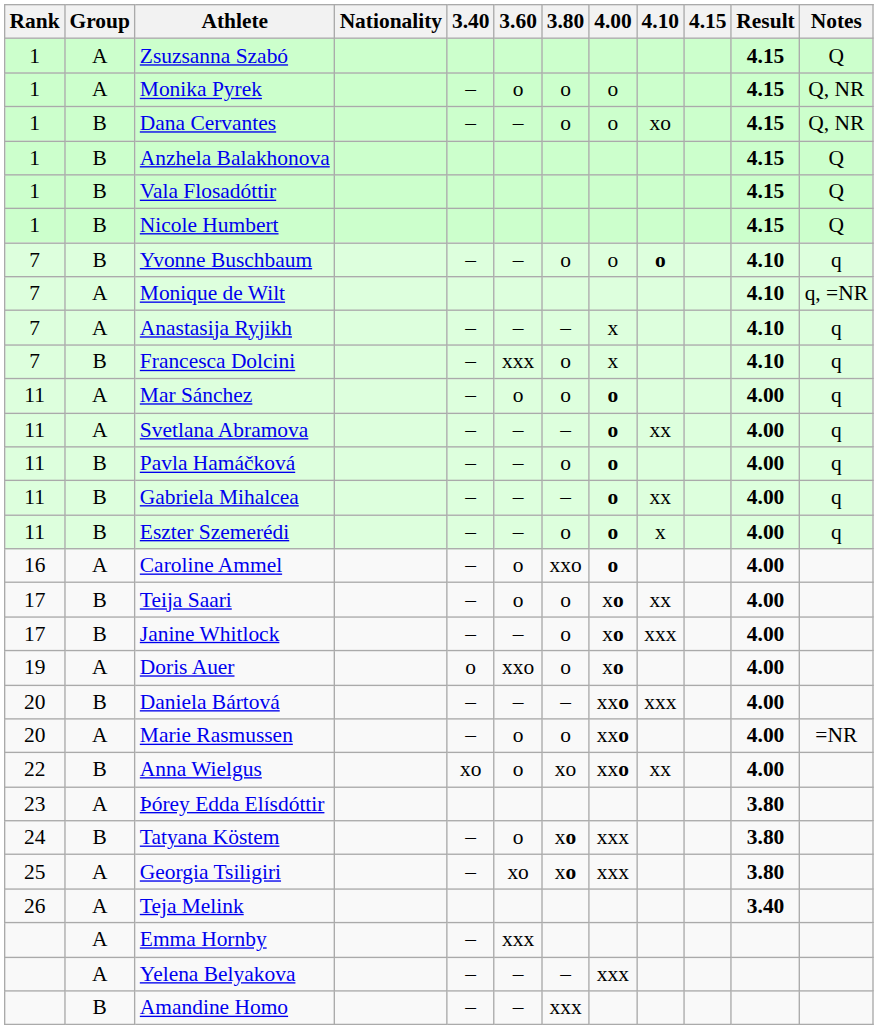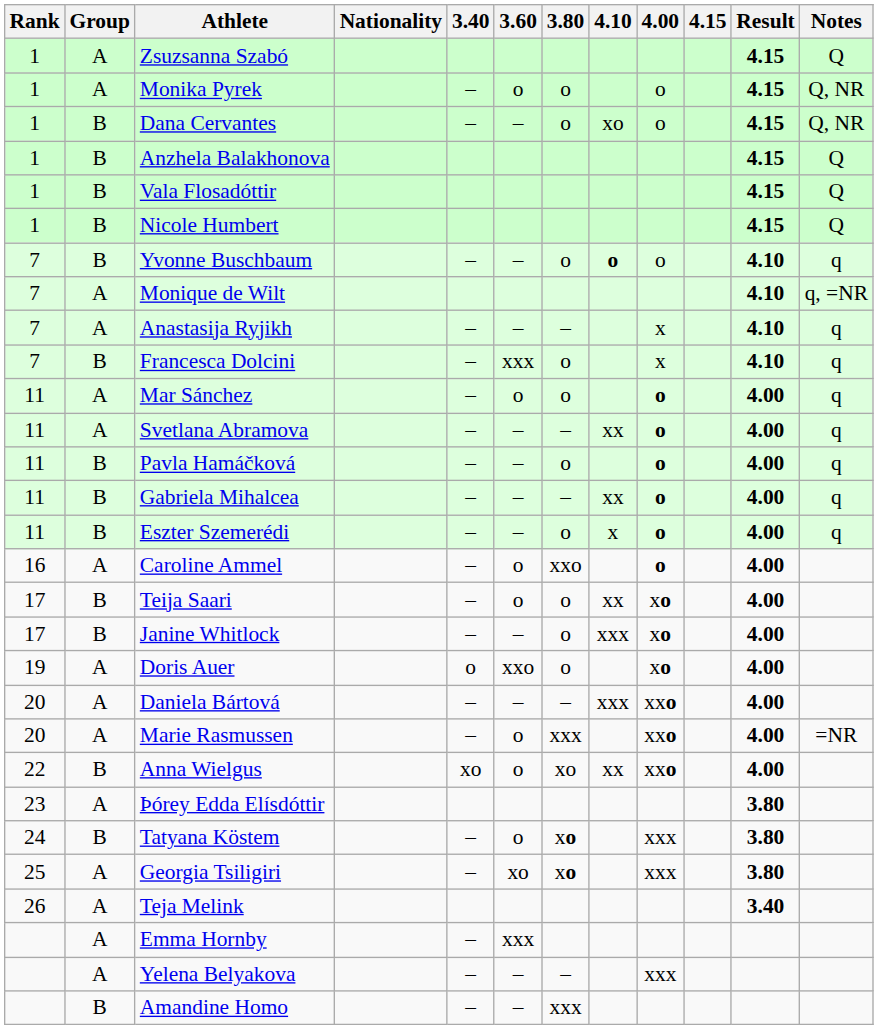columns swapped: (613, 21) <-> (660, 21)
(100, 701) B -> (100, 701) A
(566, 735) o -> (566, 735) xxx
